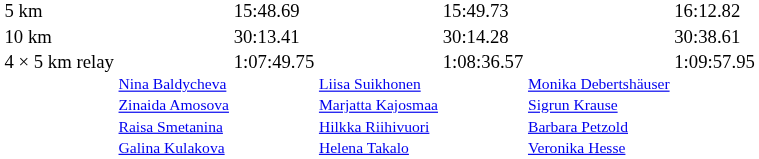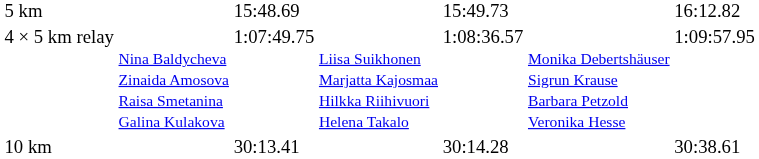rows swapped: (28, 36) <-> (59, 62)
